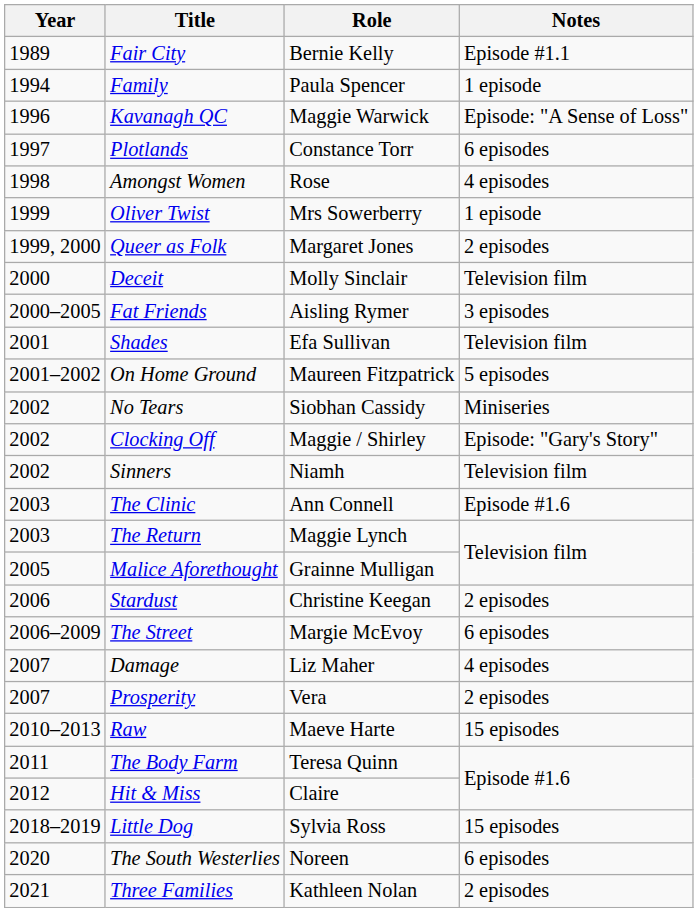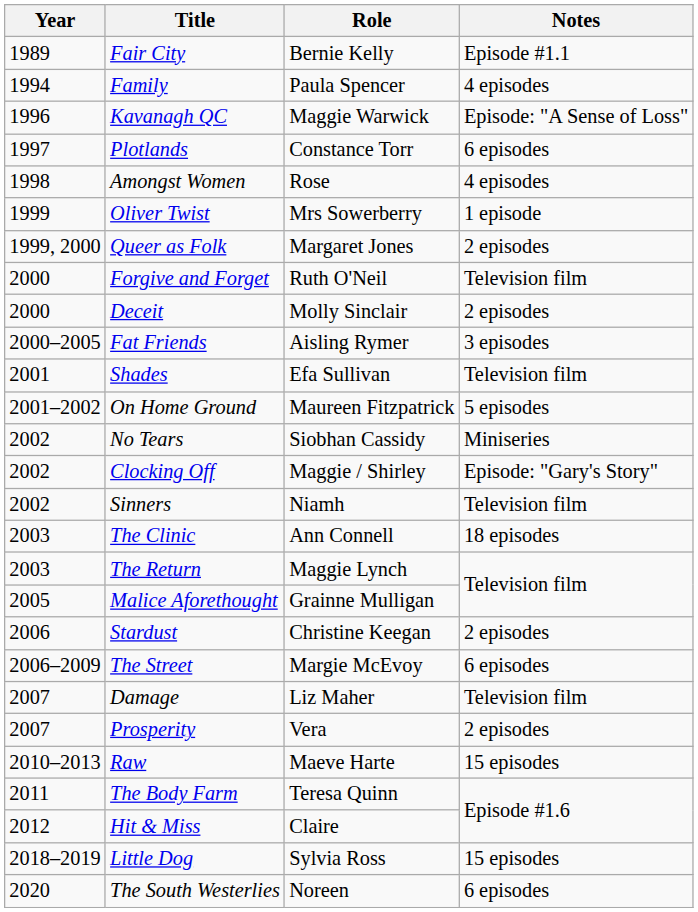(503, 85) 1 episode -> (506, 85) 4 episodes
+ row: (190, 278)
(526, 278) Television film -> (506, 310) 2 episodes
(517, 504) Episode #1.6 -> (512, 536) 18 episodes
(506, 665) 4 episodes -> (526, 697) Television film
- row: (172, 890)
